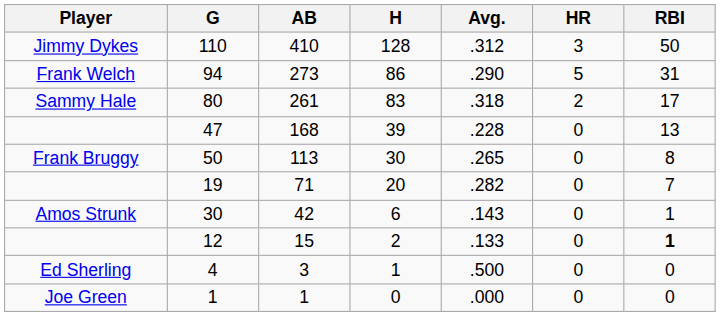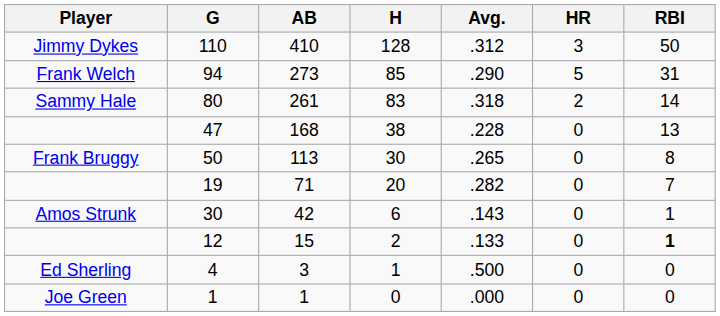(396, 74) 86 -> (396, 74) 85
(670, 102) 17 -> (670, 102) 14
(396, 130) 39 -> (396, 130) 38
